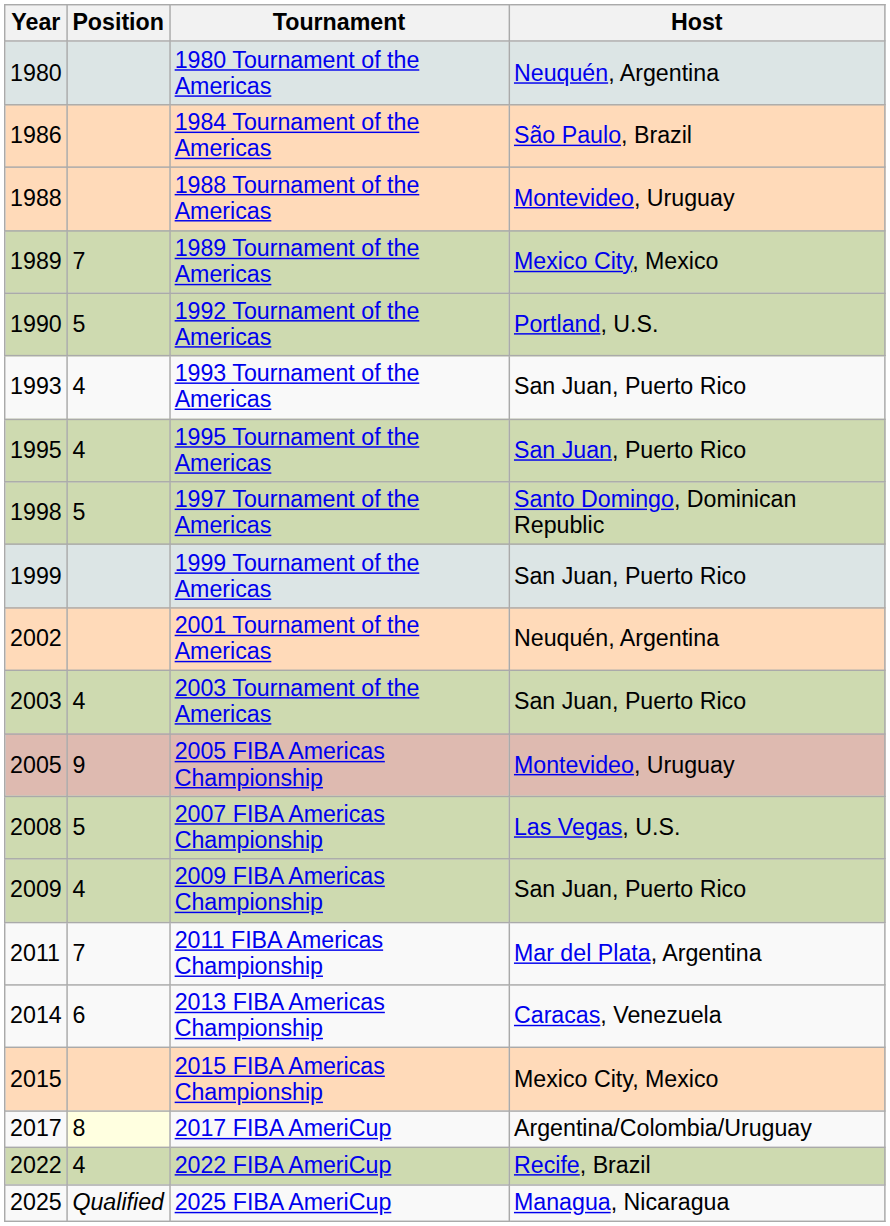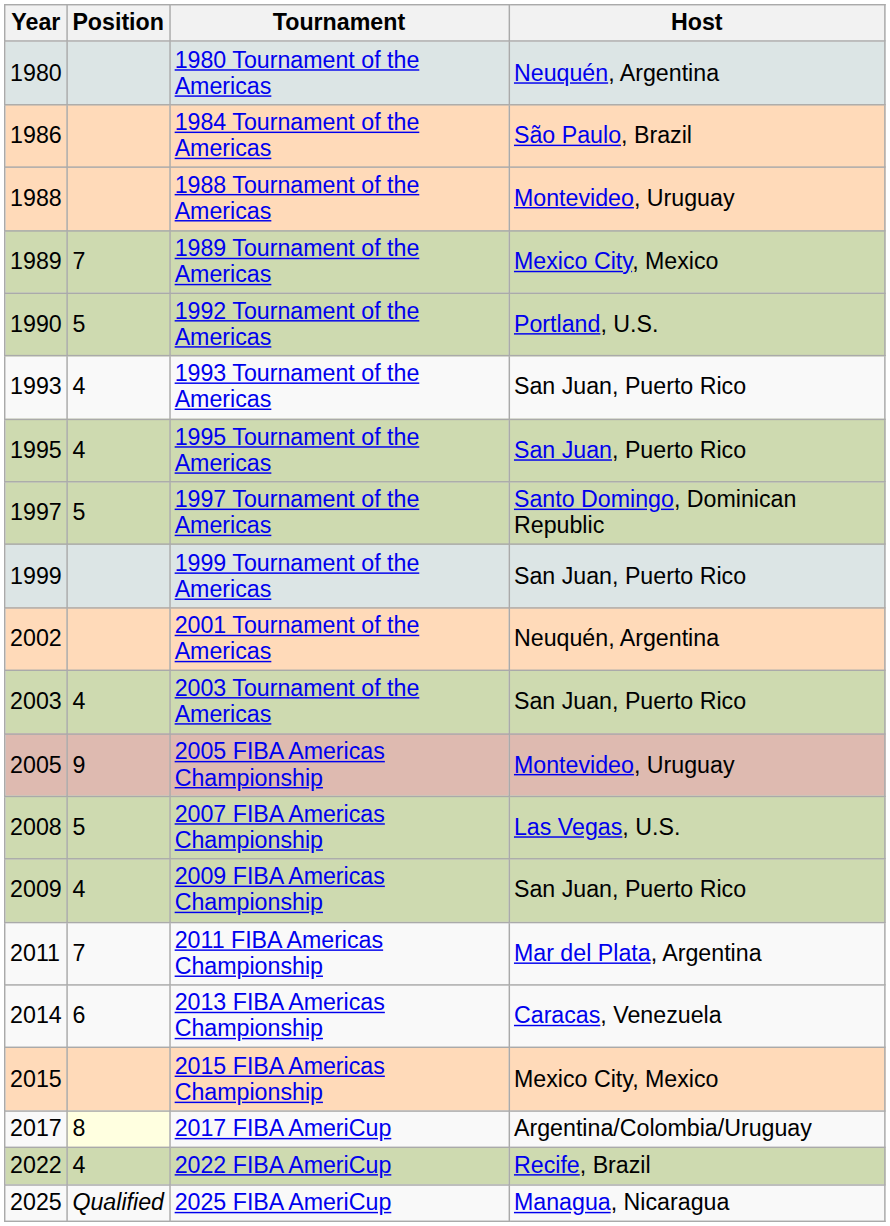(36, 512) 1998 -> (36, 512) 1997
